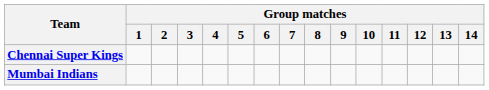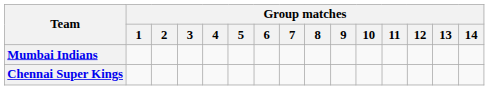rows swapped: (52, 74) <-> (65, 54)
